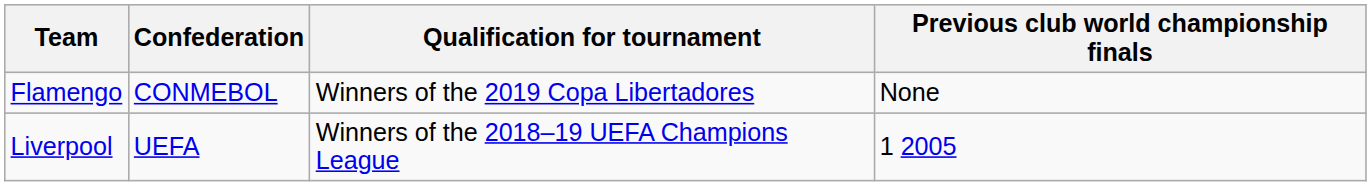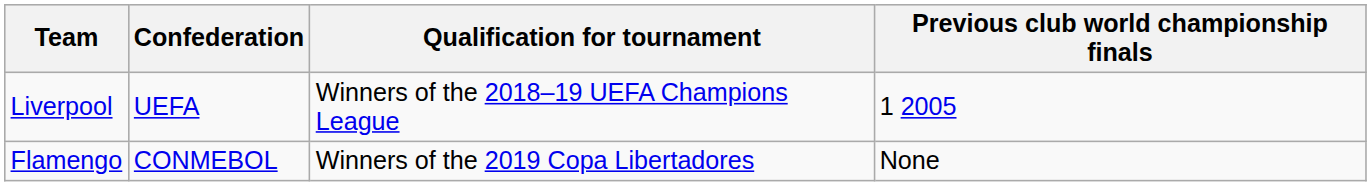rows swapped: (62, 146) <-> (66, 92)
